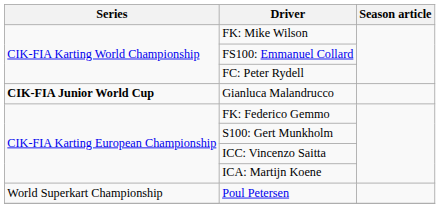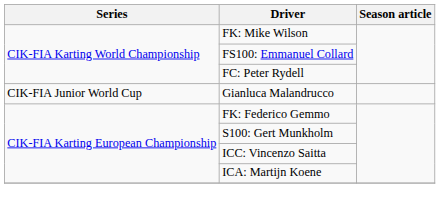(81, 93) bold -> (75, 93) normal
- row: (256, 193)
